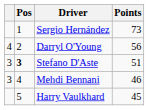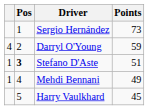(136, 46) 56 -> (136, 46) 59
(9, 63) 3 -> (9, 63) 1
(9, 80) 3 -> (9, 80) 1
(136, 80) 46 -> (136, 80) 49
